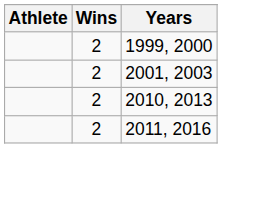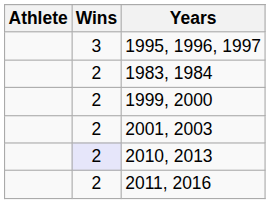+ row: (193, 45)
+ row: (169, 73)
(96, 101) no background -> (96, 156) lavender background
